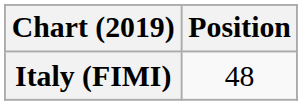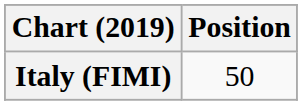(240, 75) 48 -> (240, 75) 50
